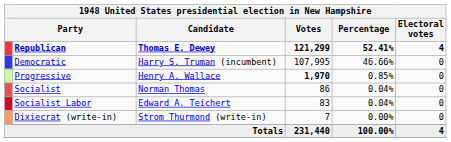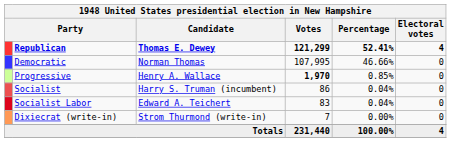(208, 62) Harry S. Truman (incumbent) -> (172, 62) Norman Thomas
(172, 90) Norman Thomas -> (208, 90) Harry S. Truman (incumbent)
